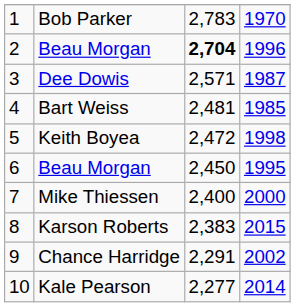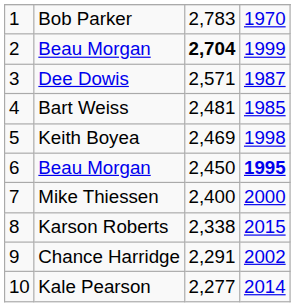(265, 49) 1996 -> (265, 49) 1999
(212, 138) 2,472 -> (212, 138) 2,469
(265, 167) normal -> (265, 167) bold
(212, 227) 2,383 -> (212, 227) 2,338
